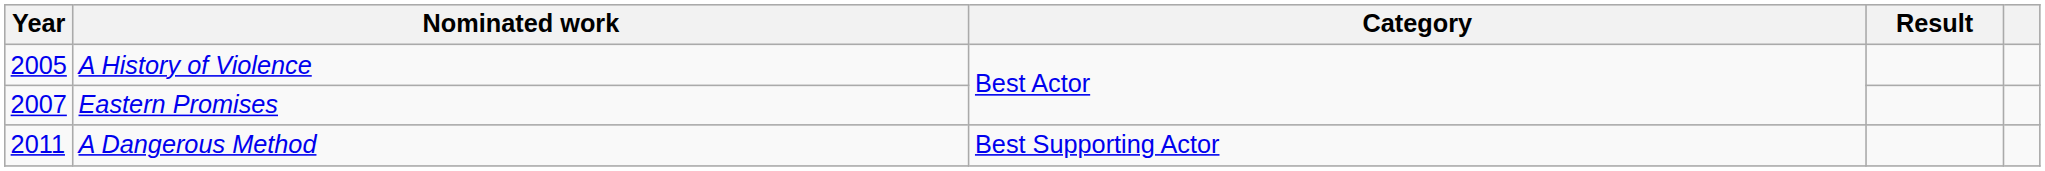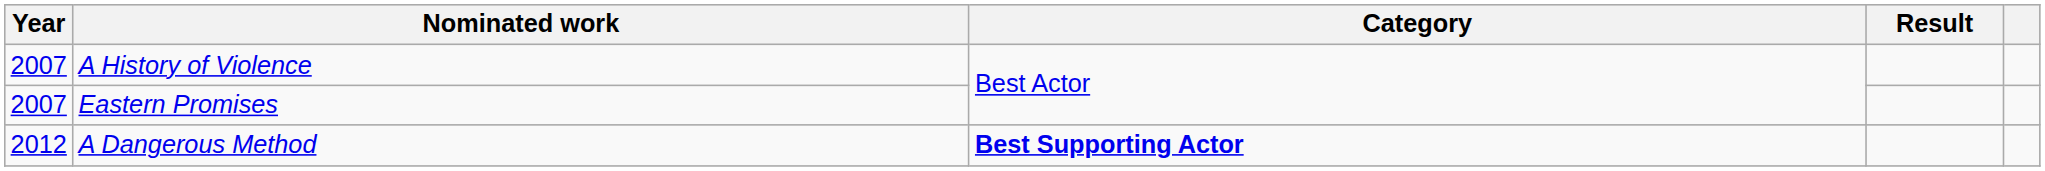(39, 64) 2005 -> (39, 64) 2007
(38, 144) 2011 -> (39, 144) 2012
(1097, 144) normal -> (1109, 144) bold
